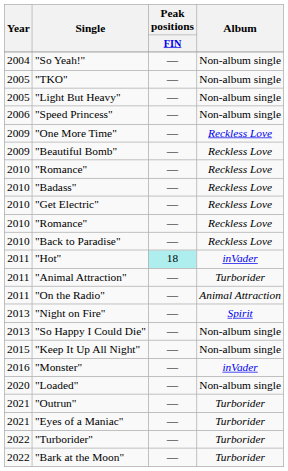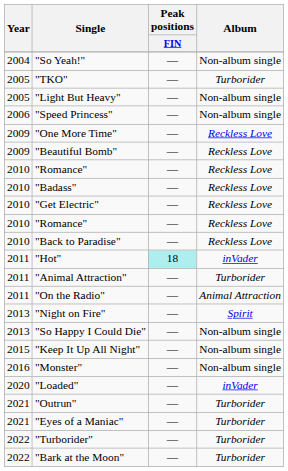(240, 79) Non-album single -> (240, 79) Turborider
(240, 367) inVader -> (240, 367) Non-album single
(240, 385) Non-album single -> (240, 385) inVader
